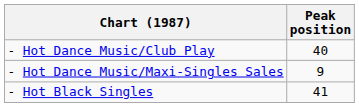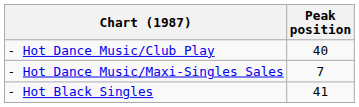(320, 71) 9 -> (320, 71) 7
